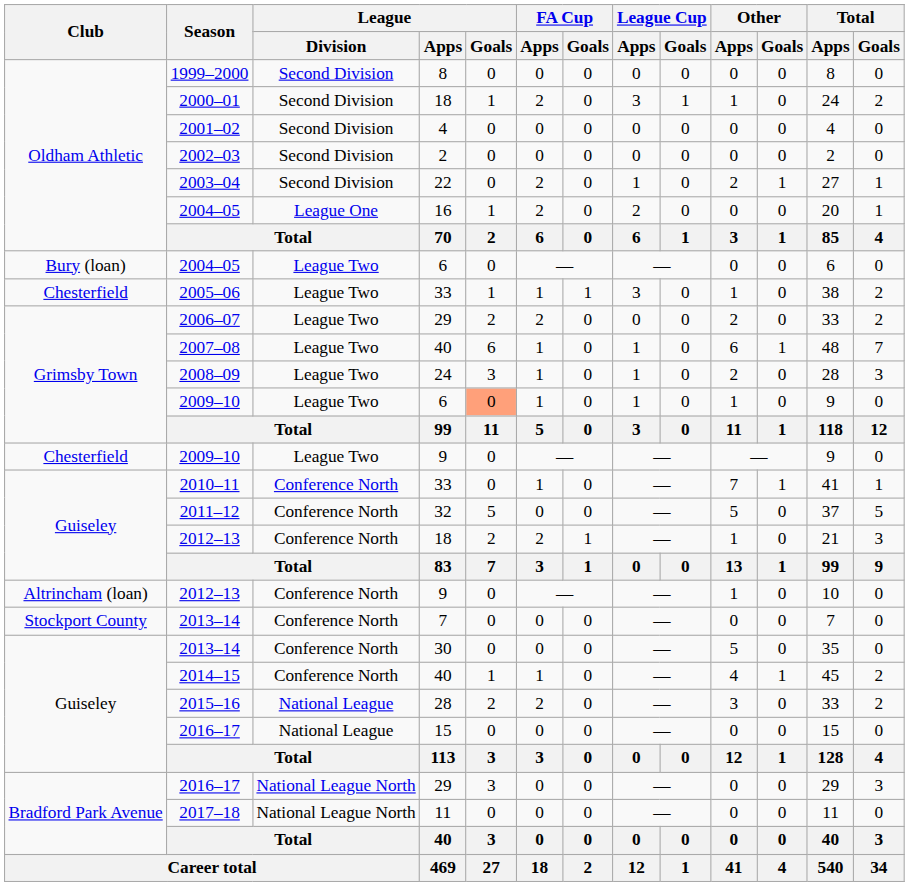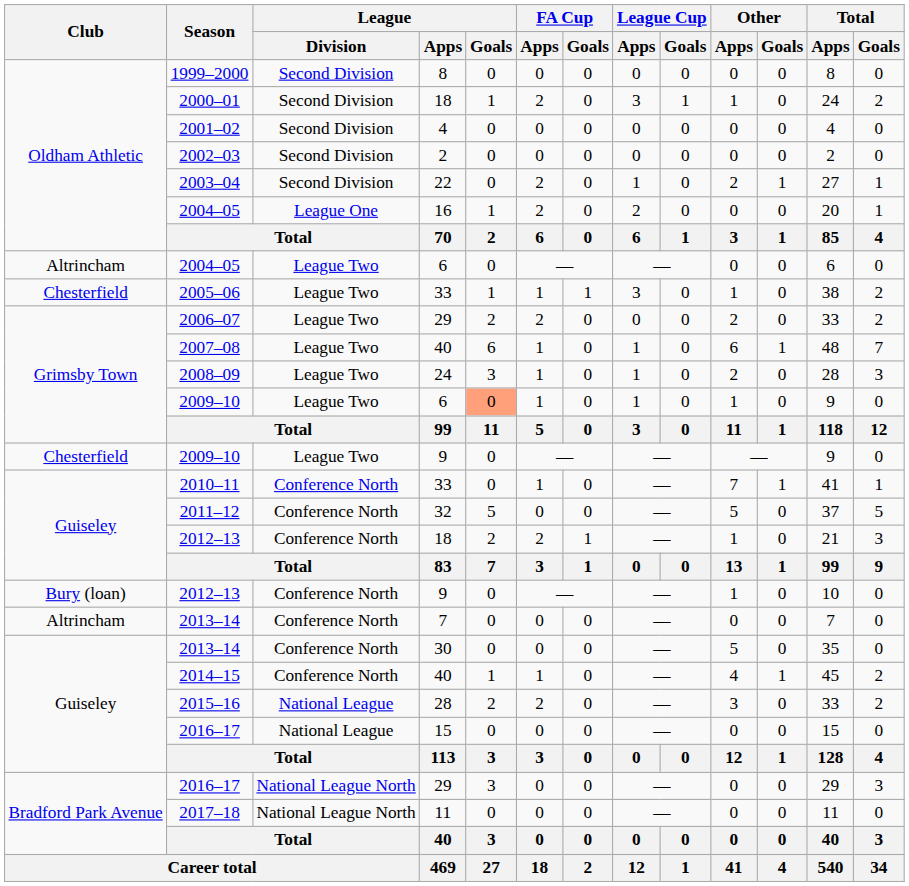(86, 264) Bury (loan) -> (86, 264) Altrincham
(86, 593) Altrincham (loan) -> (86, 593) Bury (loan)
(86, 621) Stockport County -> (86, 621) Altrincham
